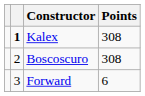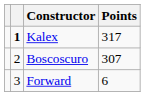(111, 37) 308 -> (111, 37) 317
(111, 59) 308 -> (111, 59) 307
